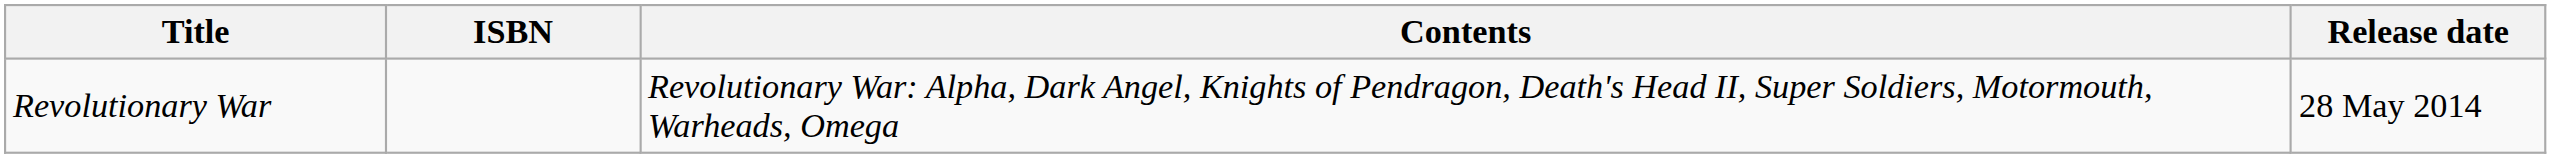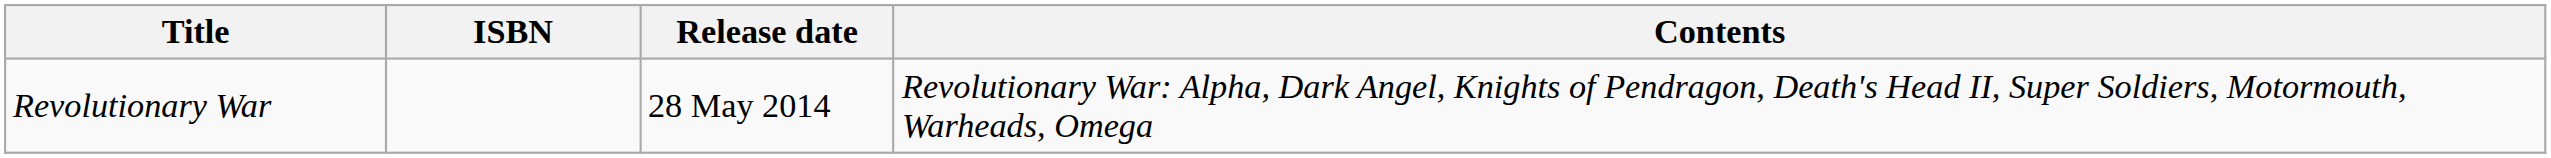columns swapped: (2418, 31) <-> (1466, 31)
